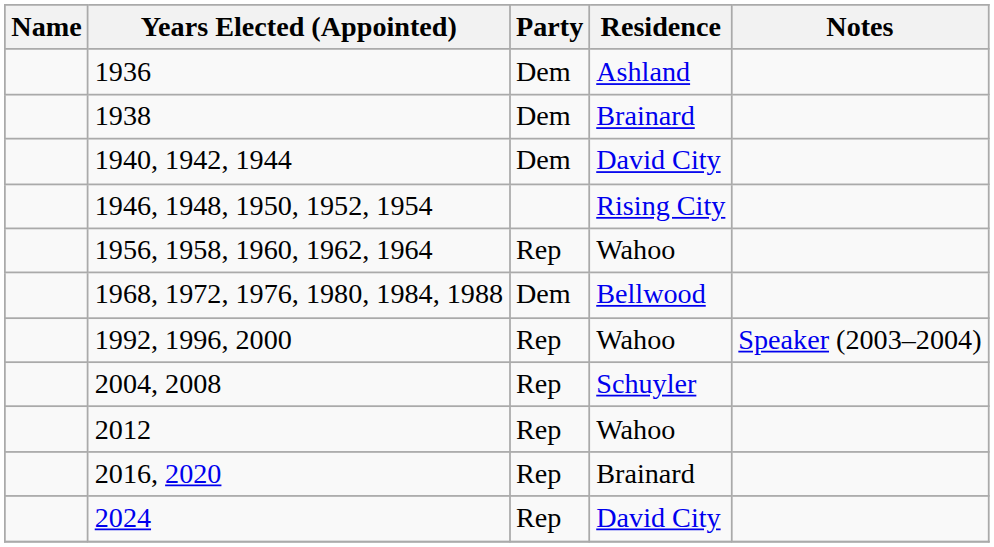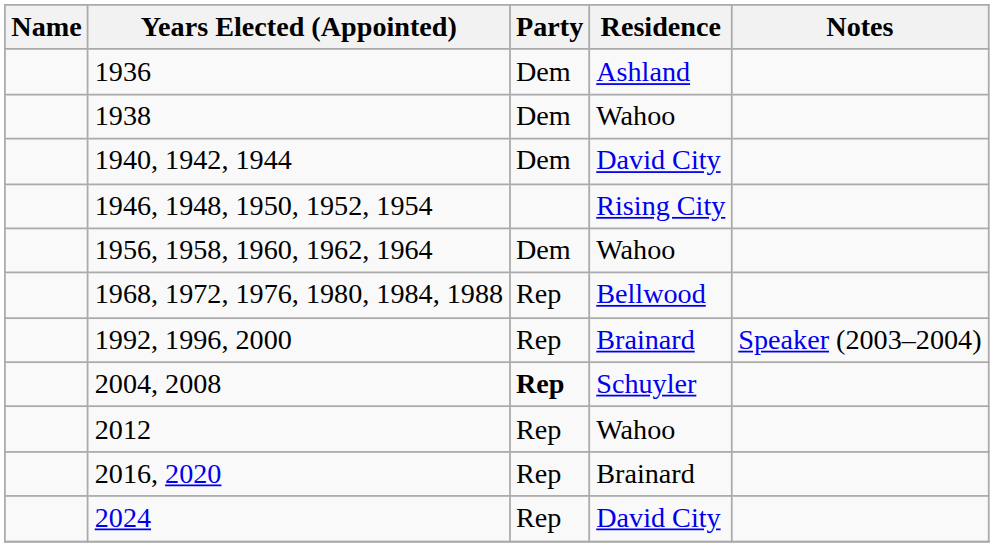(646, 116) Brainard -> (636, 116) Wahoo
(539, 250) Rep -> (543, 250) Dem
(543, 294) Dem -> (539, 294) Rep
(636, 339) Wahoo -> (646, 339) Brainard
(539, 384) normal -> (540, 384) bold
